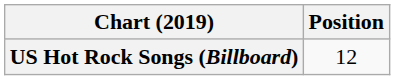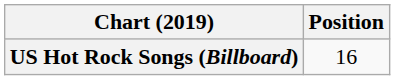(346, 56) 12 -> (346, 56) 16
